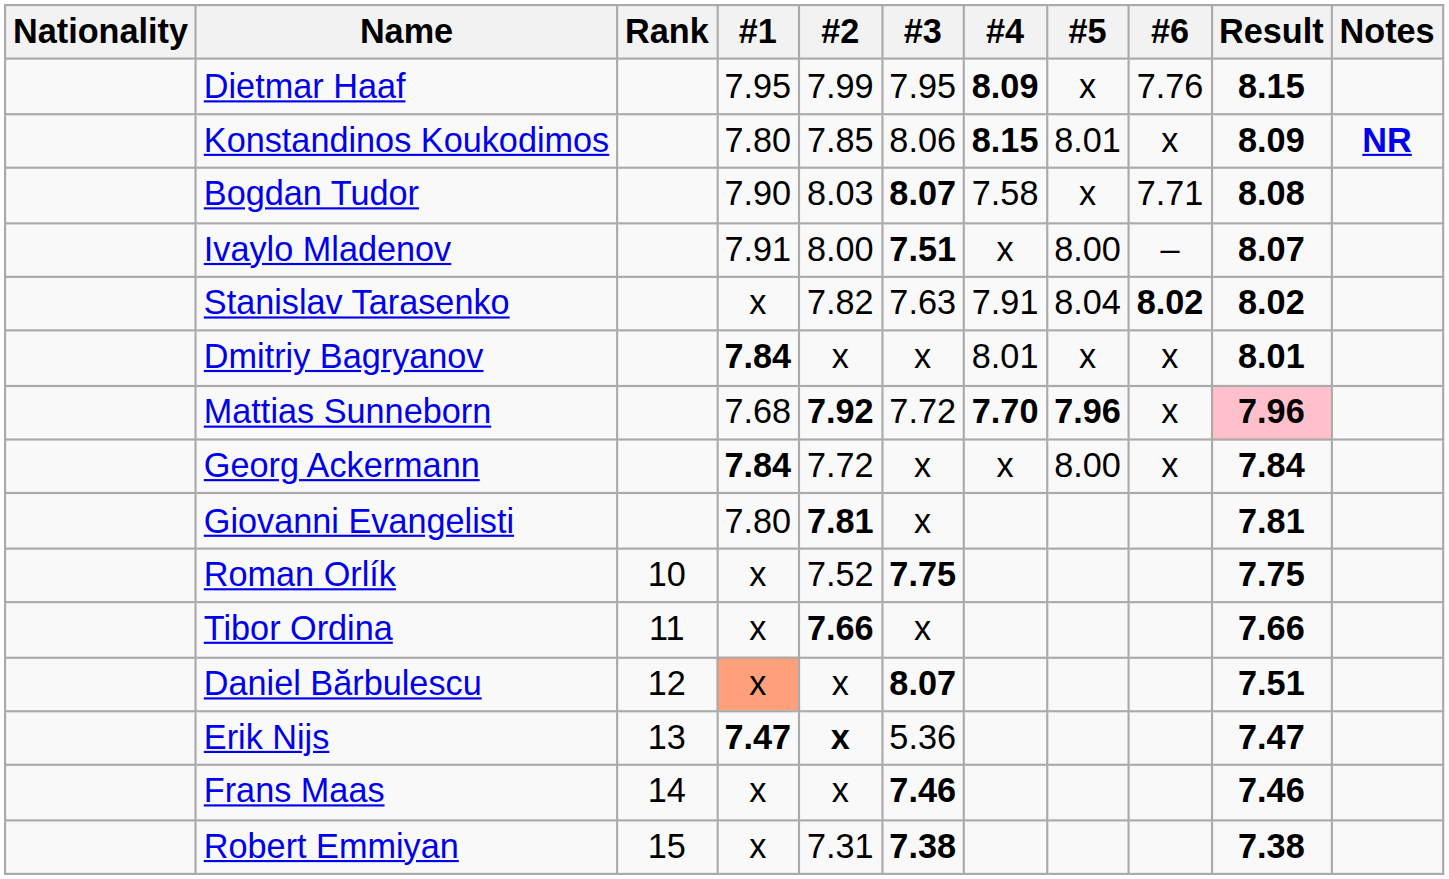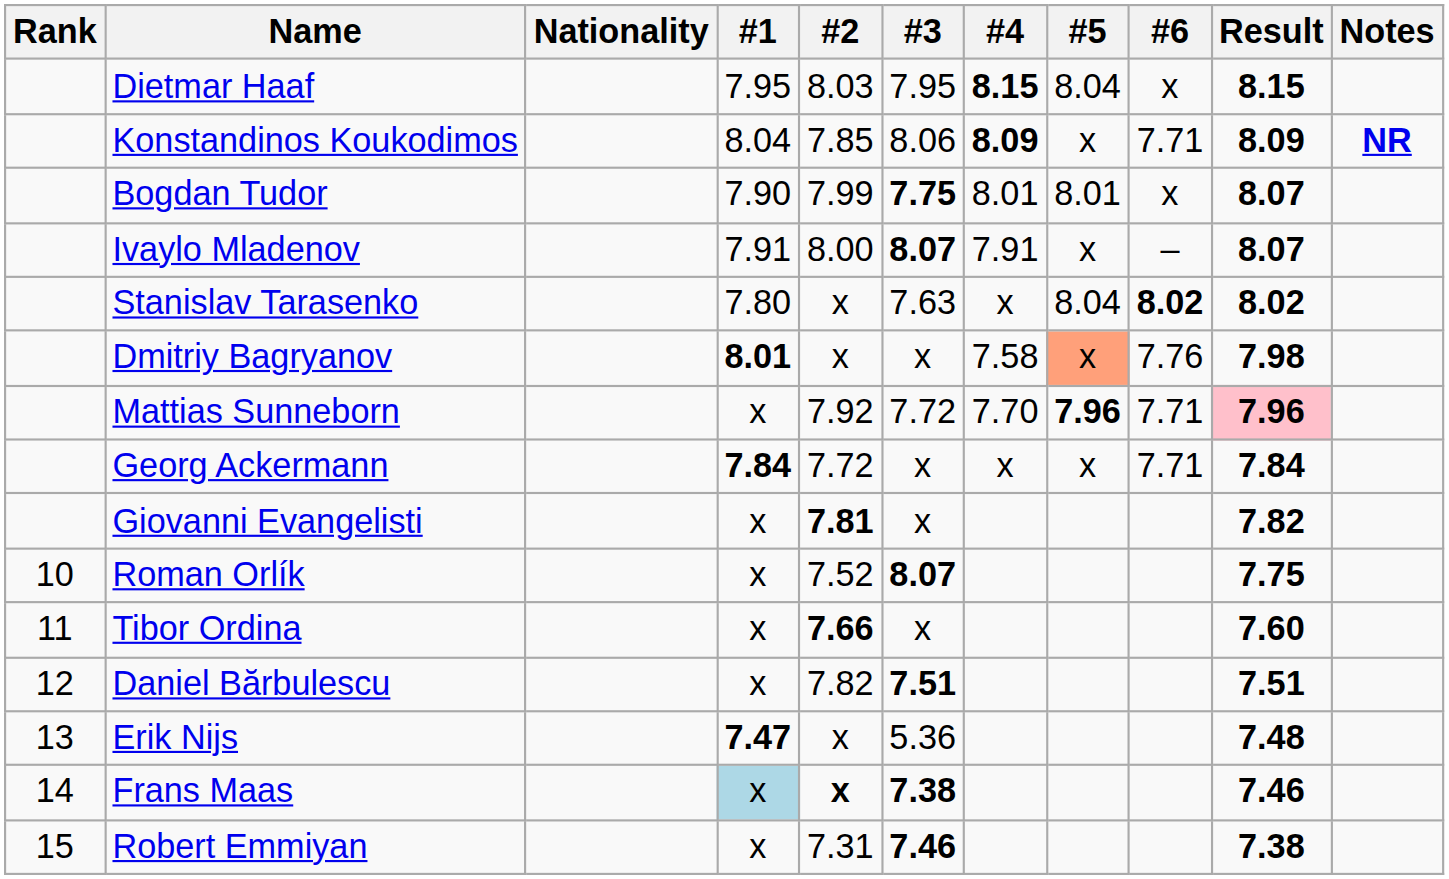columns swapped: (667, 31) <-> (100, 31)
(840, 85) 7.99 -> (840, 85) 8.03
(1005, 85) 8.09 -> (1005, 85) 8.15
(1088, 85) x -> (1088, 85) 8.04
(1170, 85) 7.76 -> (1170, 85) x
(758, 140) 7.80 -> (758, 140) 8.04
(1005, 140) 8.15 -> (1005, 140) 8.09
(1088, 140) 8.01 -> (1088, 140) x
(1170, 140) x -> (1170, 140) 7.71
(840, 194) 8.03 -> (840, 194) 7.99
(923, 194) 8.07 -> (923, 194) 7.75
(1005, 194) 7.58 -> (1005, 194) 8.01
(1088, 194) x -> (1088, 194) 8.01
(1170, 194) 7.71 -> (1170, 194) x
(1271, 194) 8.08 -> (1271, 194) 8.07
(923, 248) 7.51 -> (923, 248) 8.07
(1005, 248) x -> (1005, 248) 7.91
(1088, 248) 8.00 -> (1088, 248) x
(758, 303) x -> (758, 303) 7.80
(840, 303) 7.82 -> (840, 303) x
(1005, 303) 7.91 -> (1005, 303) x
(758, 357) 7.84 -> (758, 357) 8.01
(1005, 357) 8.01 -> (1005, 357) 7.58
(1088, 357) no background -> (1088, 357) lightsalmon background
(1170, 357) x -> (1170, 357) 7.76
(1271, 357) 8.01 -> (1271, 357) 7.98
(758, 411) 7.68 -> (758, 411) x
(840, 411) bold -> (840, 411) normal
(1005, 411) bold -> (1005, 411) normal
(1170, 411) x -> (1170, 411) 7.71
(1088, 466) 8.00 -> (1088, 466) x
(1170, 466) x -> (1170, 466) 7.71
(758, 520) 7.80 -> (758, 520) x
(1271, 520) 7.81 -> (1271, 520) 7.82
(923, 574) 7.75 -> (923, 574) 8.07
(1271, 628) 7.66 -> (1271, 628) 7.60
(758, 683) lightsalmon background -> (758, 683) no background
(840, 683) x -> (840, 683) 7.82
(923, 683) 8.07 -> (923, 683) 7.51
(840, 737) bold -> (840, 737) normal
(1271, 737) 7.47 -> (1271, 737) 7.48
(758, 791) no background -> (758, 791) lightblue background
(840, 791) normal -> (840, 791) bold
(923, 791) 7.46 -> (923, 791) 7.38
(923, 846) 7.38 -> (923, 846) 7.46
